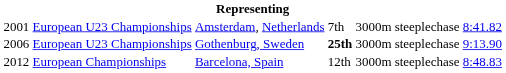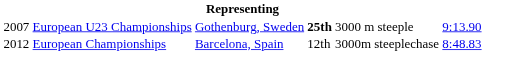- row: (260, 26)
(16, 44) 2006 -> (16, 26) 2007
(407, 44) 3000m steeplechase -> (374, 26) 3000 m steeple
